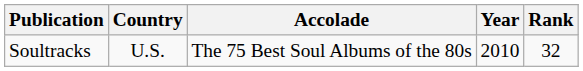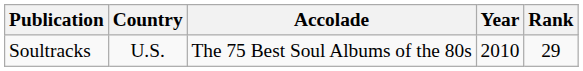(551, 50) 32 -> (551, 50) 29
